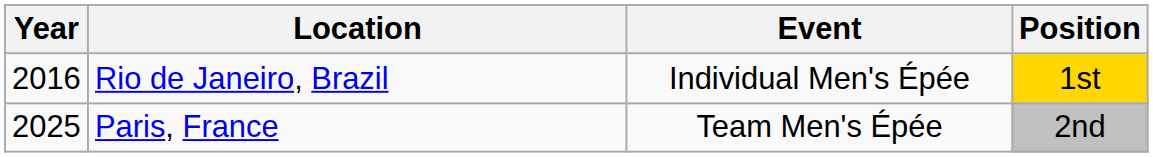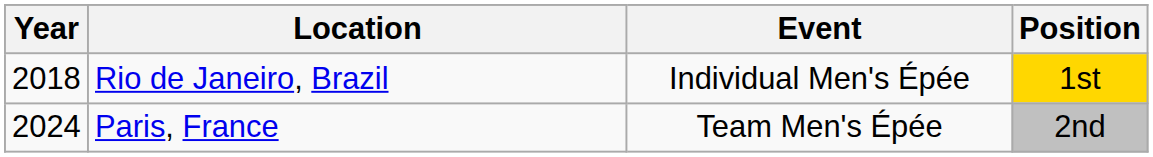(46, 77) 2016 -> (46, 77) 2018
(46, 126) 2025 -> (46, 126) 2024
